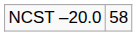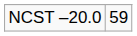(119, 17) 58 -> (119, 17) 59
